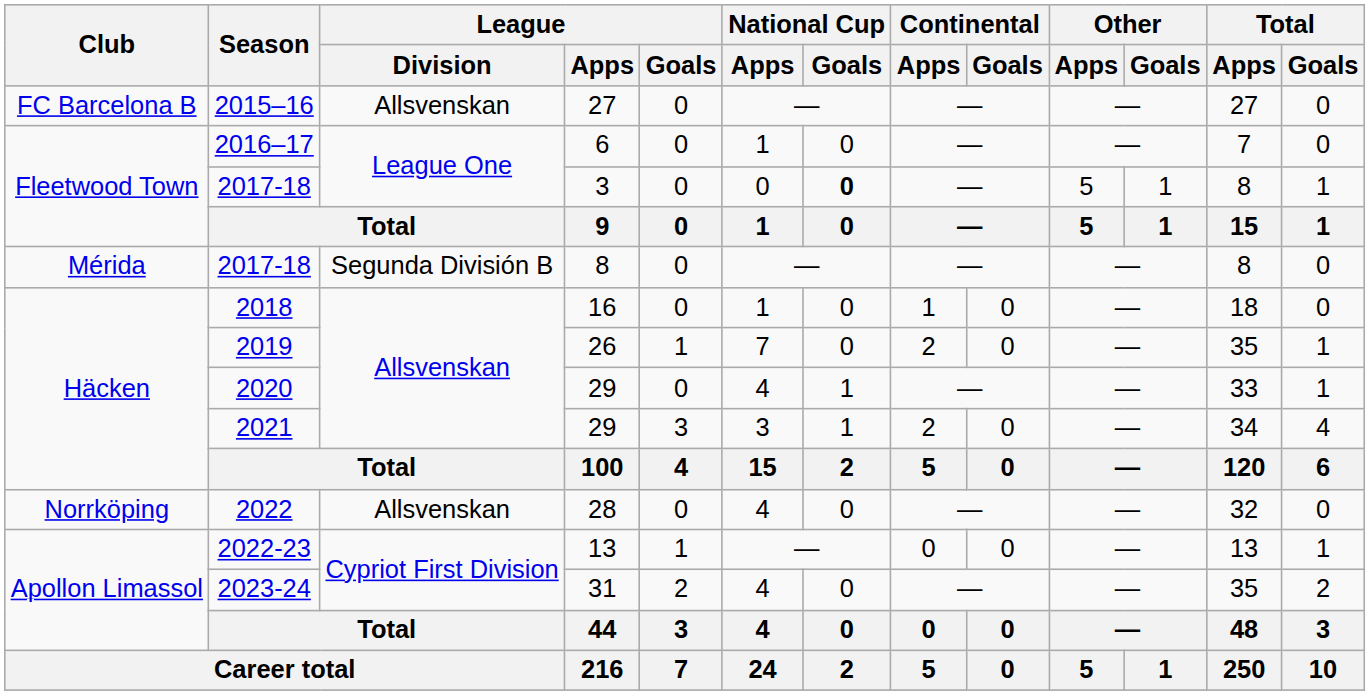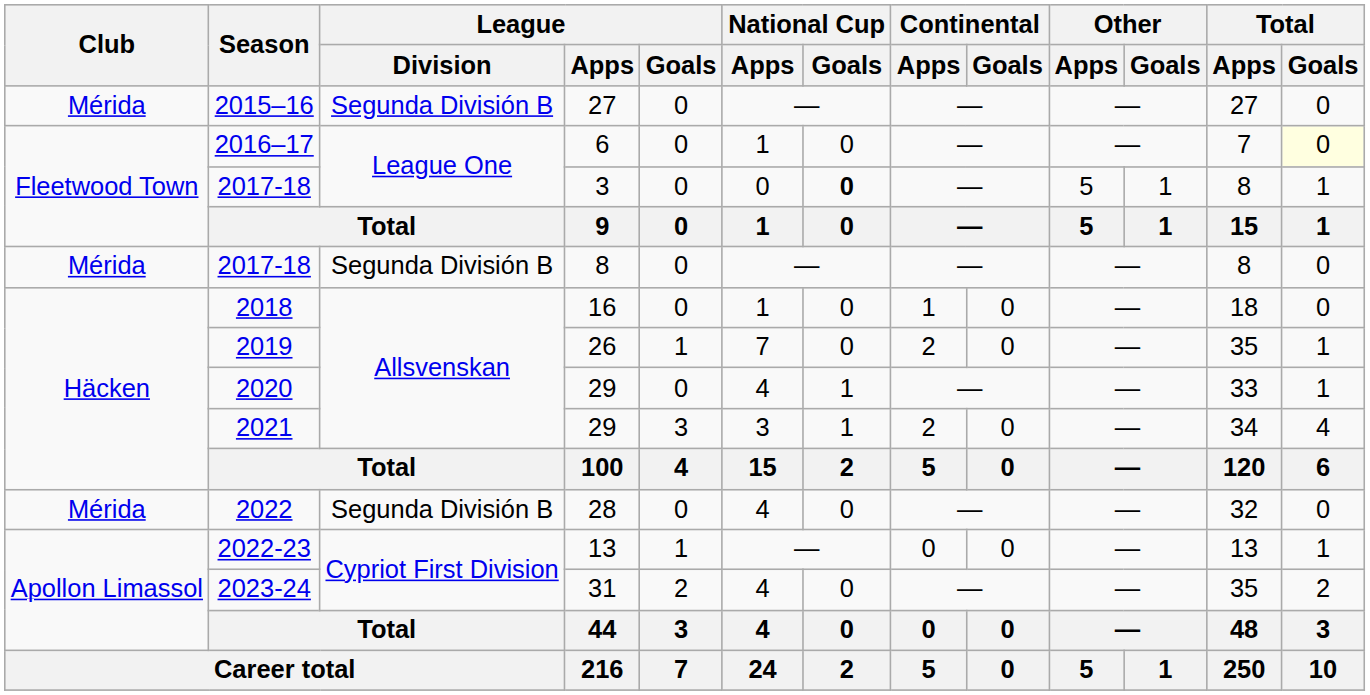(107, 105) FC Barcelona B -> (107, 105) Mérida
(442, 105) Allsvenskan -> (442, 105) Segunda División B
(1323, 145) no background -> (1323, 145) lightyellow background
(107, 508) Norrköping -> (107, 508) Mérida
(442, 508) Allsvenskan -> (442, 508) Segunda División B
